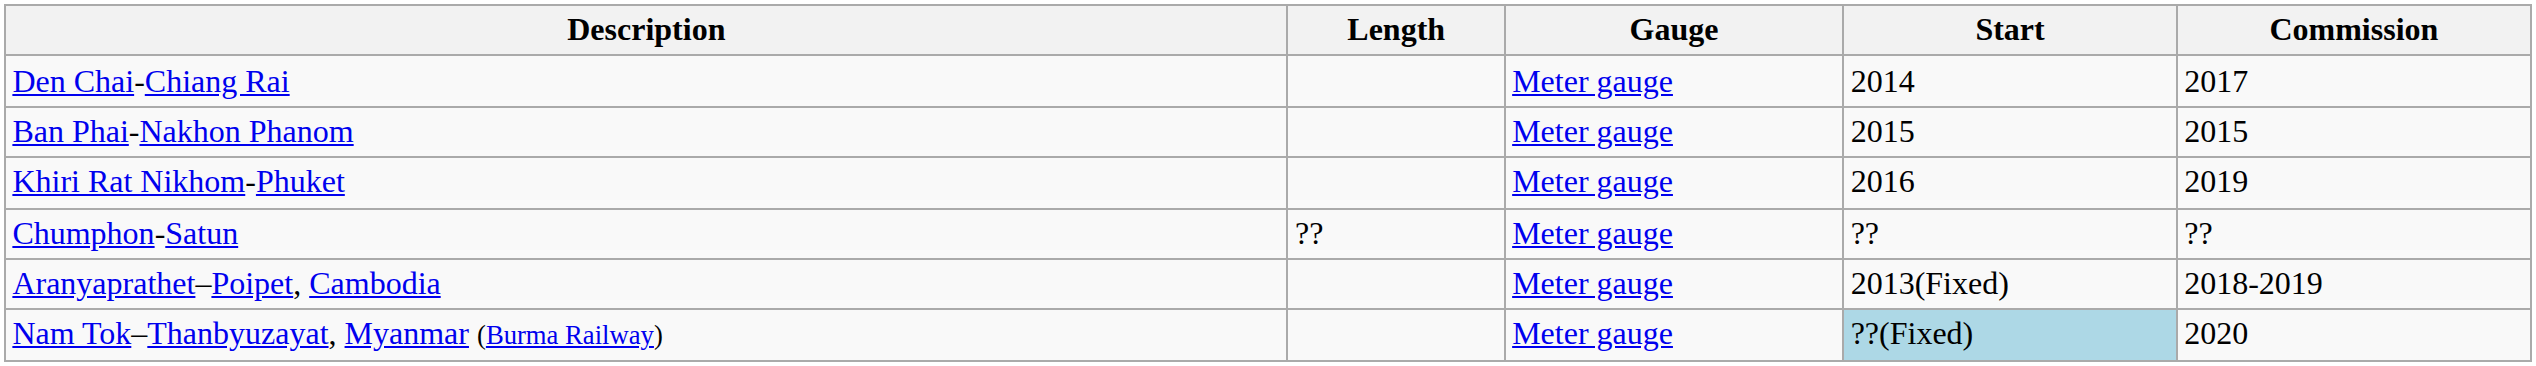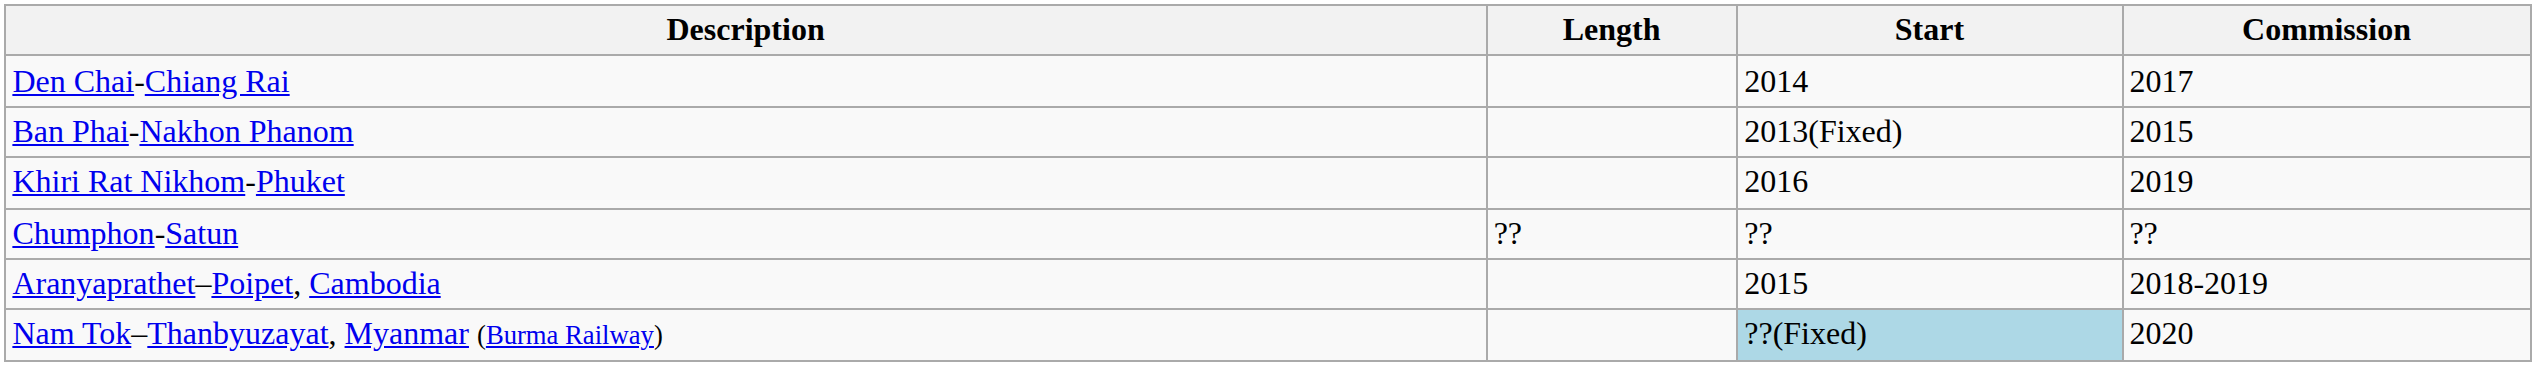- column: (1674, 29)
(1883, 131) 2015 -> (1823, 131) 2013(Fixed)
(1930, 283) 2013(Fixed) -> (1776, 283) 2015
